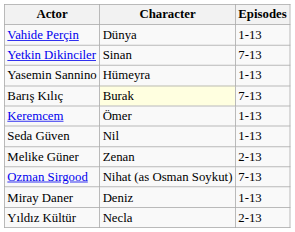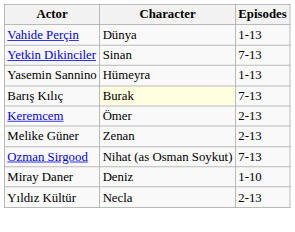(250, 116) 1-13 -> (250, 116) 2-13
- row: (38, 136)
(250, 197) 1-13 -> (250, 177) 1-10
